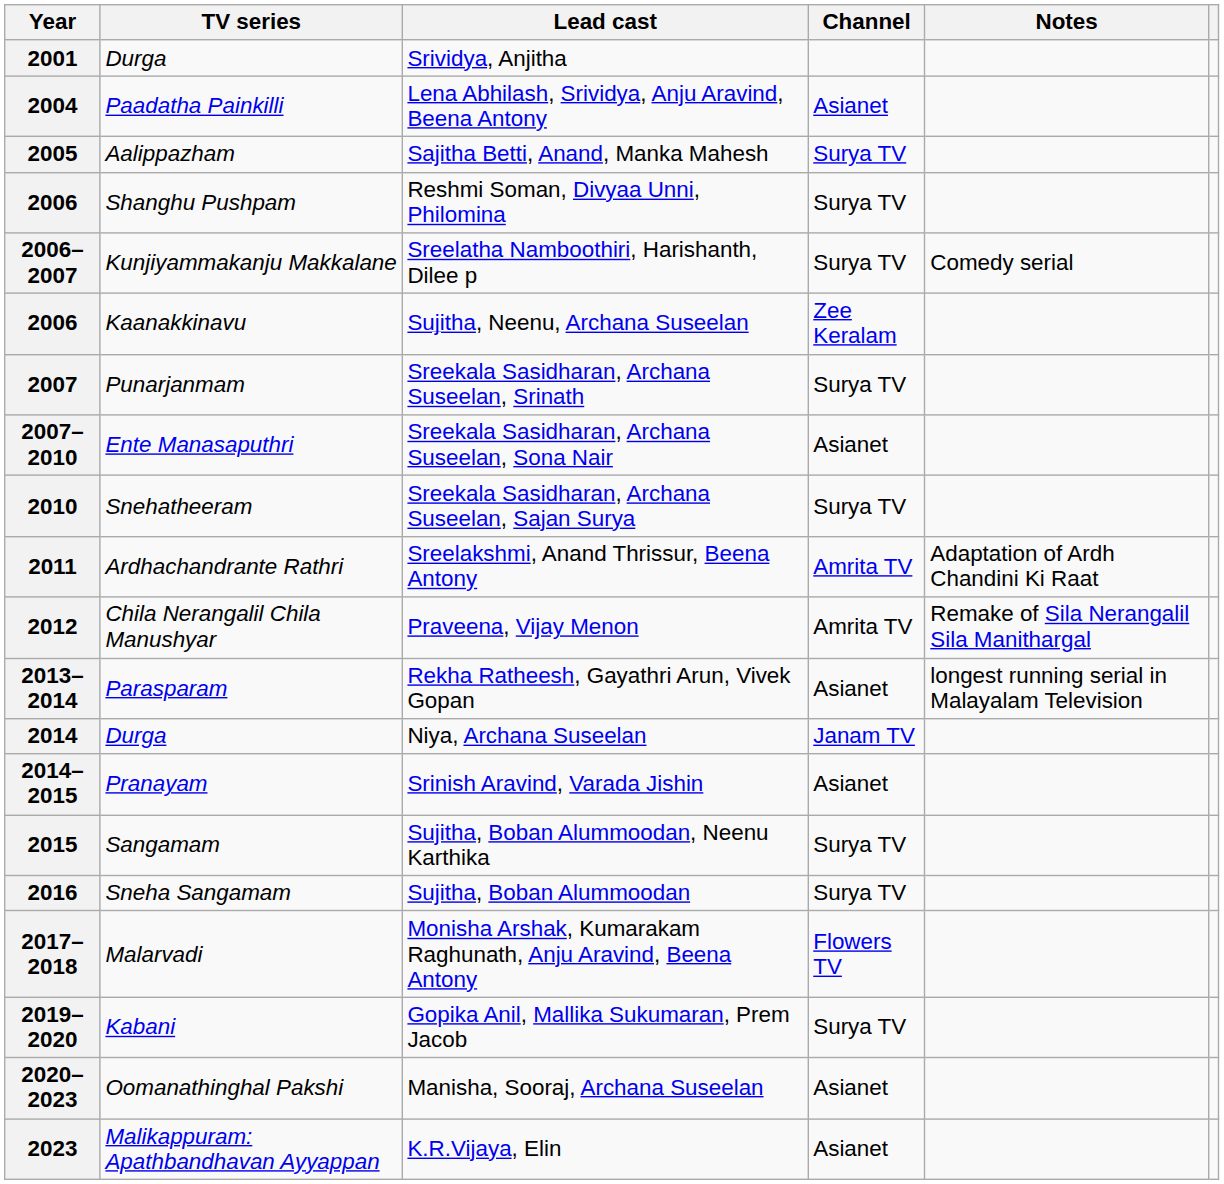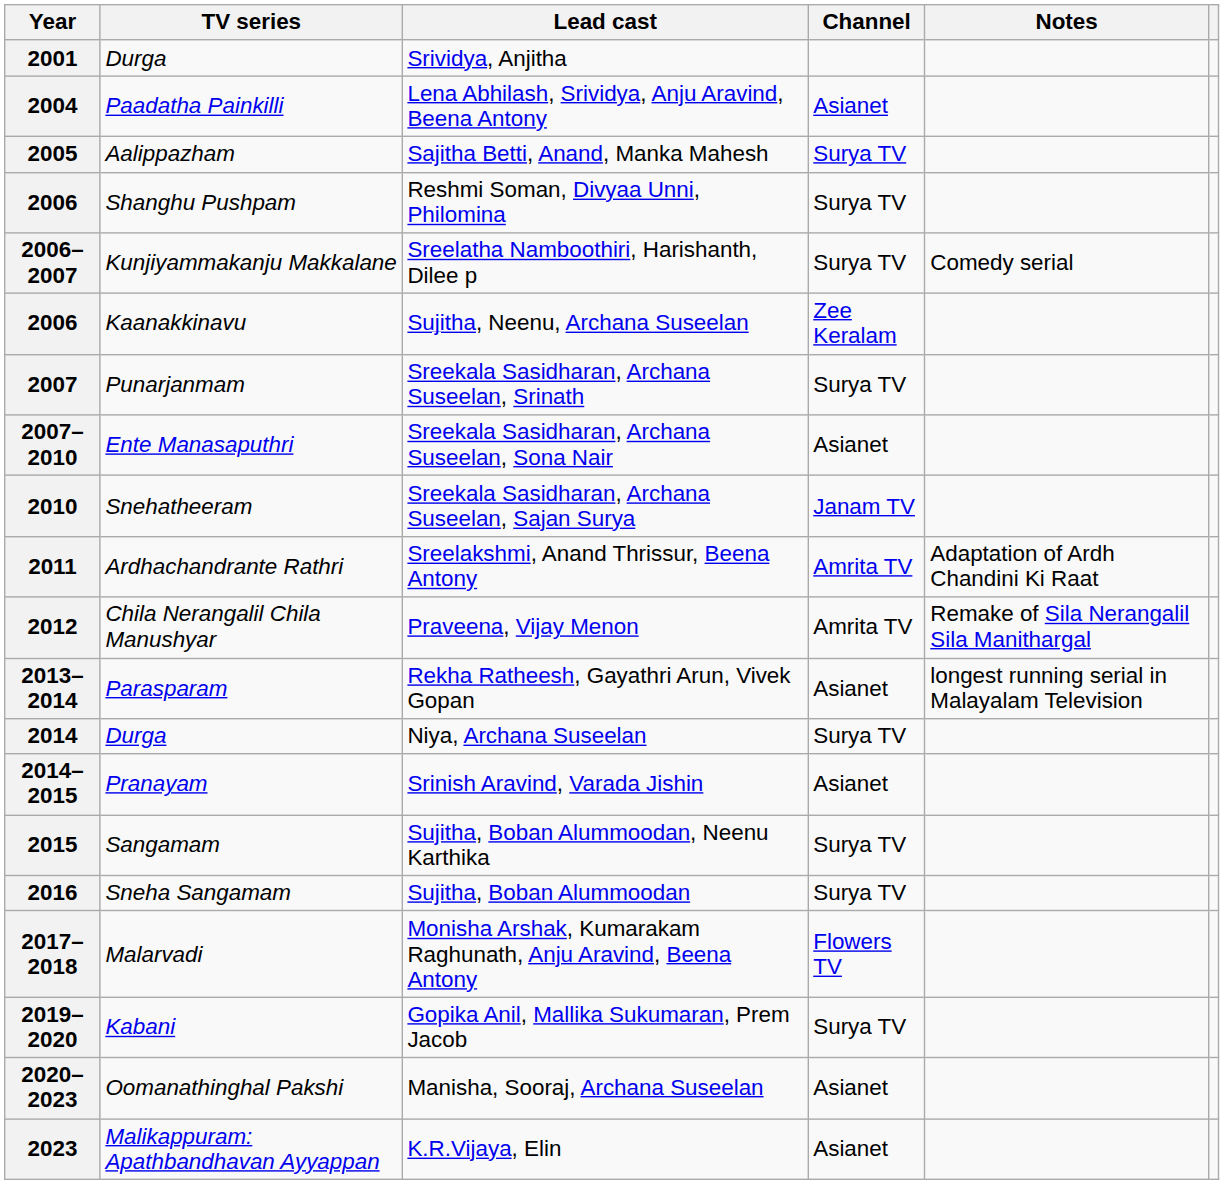(860, 505) Surya TV -> (864, 505) Janam TV
(864, 736) Janam TV -> (860, 736) Surya TV
